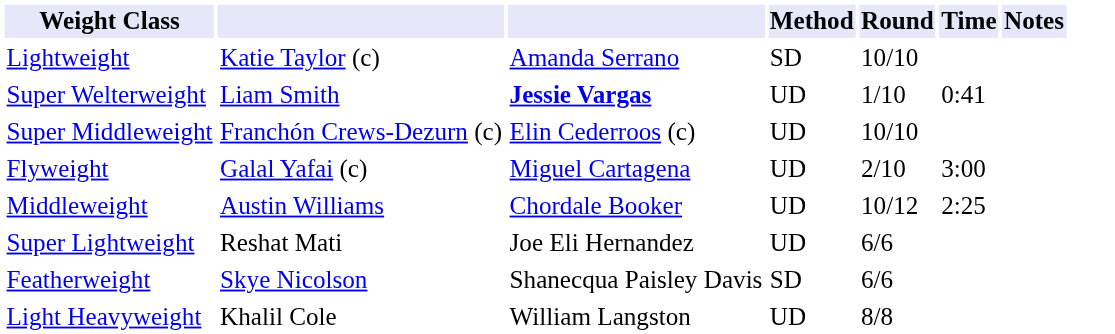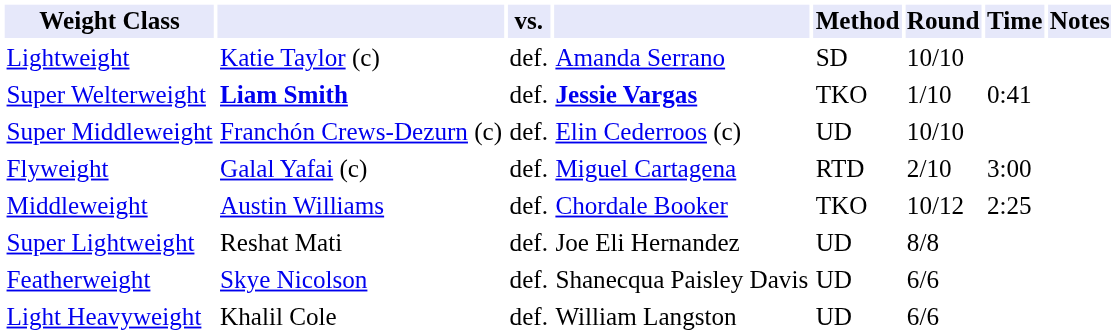+ column: (529, 20)
(280, 94) normal -> (284, 94) bold
(788, 94) UD -> (841, 94) TKO
(788, 168) UD -> (840, 168) RTD
(788, 205) UD -> (841, 205) TKO
(877, 242) 6/6 -> (923, 242) 8/8
(786, 279) SD -> (834, 279) UD
(877, 316) 8/8 -> (923, 316) 6/6
